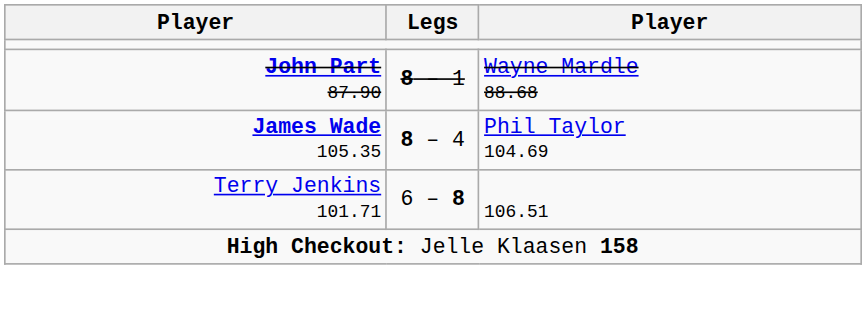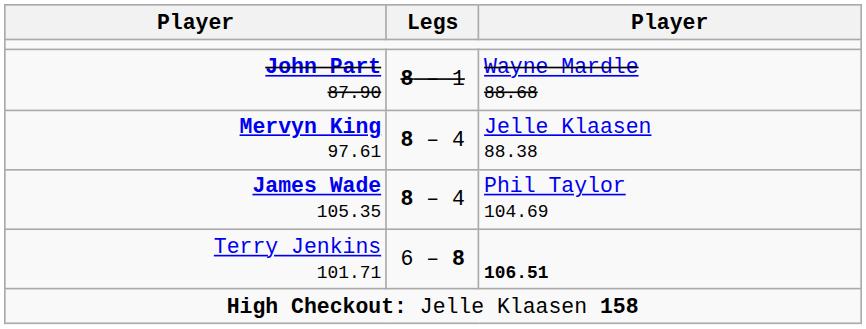+ row: (310, 139)
(516, 212) normal -> (516, 271) bold
